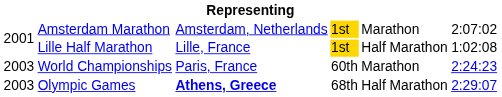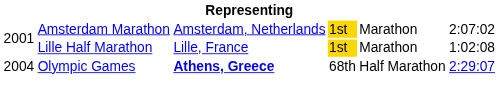(404, 48) Half Marathon -> (388, 48) Marathon
- row: (105, 67)
(19, 86) 2003 -> (19, 67) 2004
